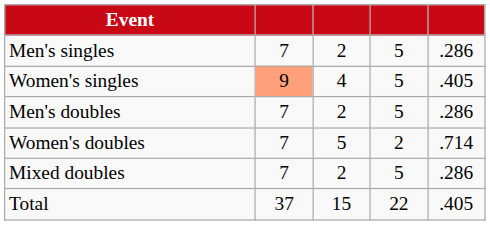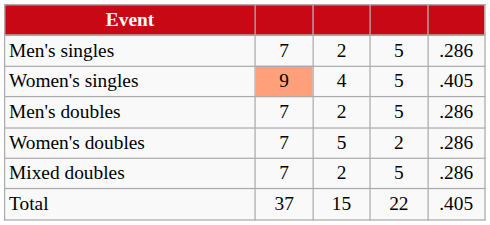(456, 142) .714 -> (456, 142) .286
